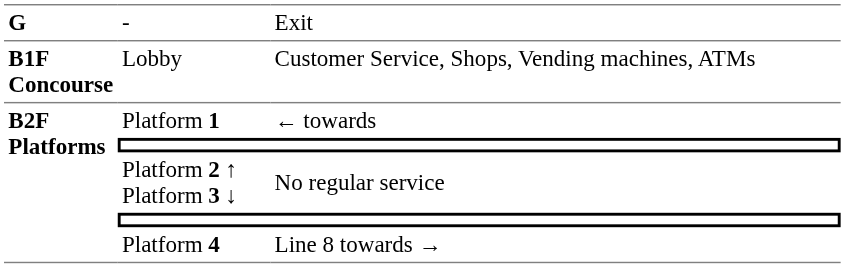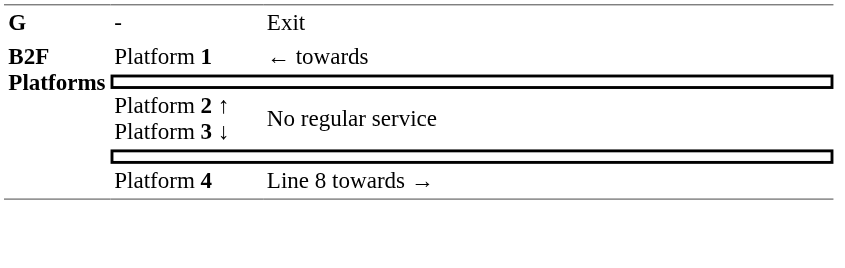- row: (152, 58)
